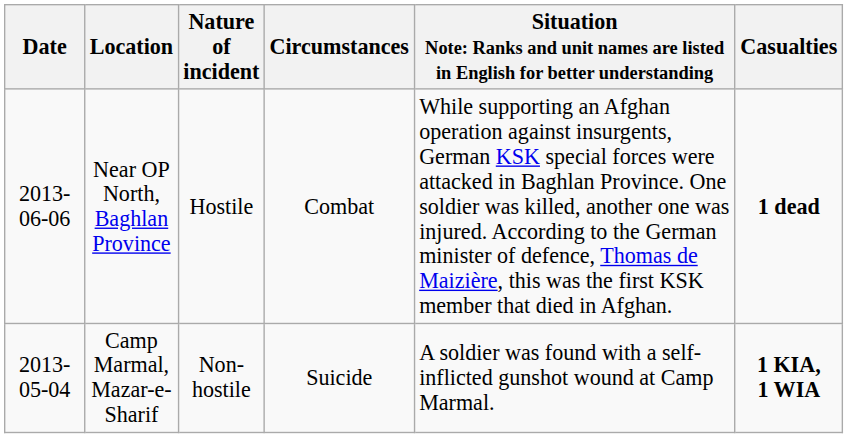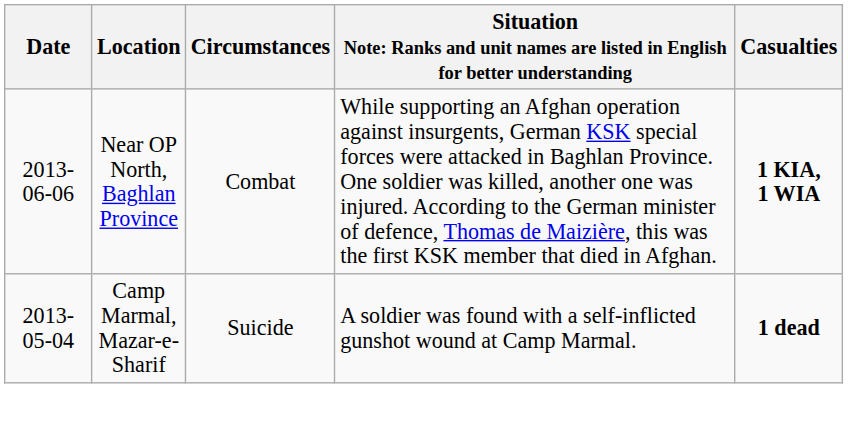- column: (221, 46)
(789, 206) 1 dead -> (789, 181) 1 KIA, 1 WIA
(789, 377) 1 KIA, 1 WIA -> (789, 328) 1 dead
